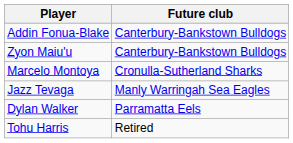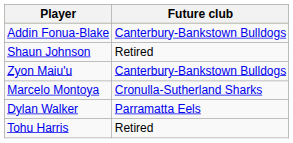+ row: (49, 52)
- row: (40, 90)
